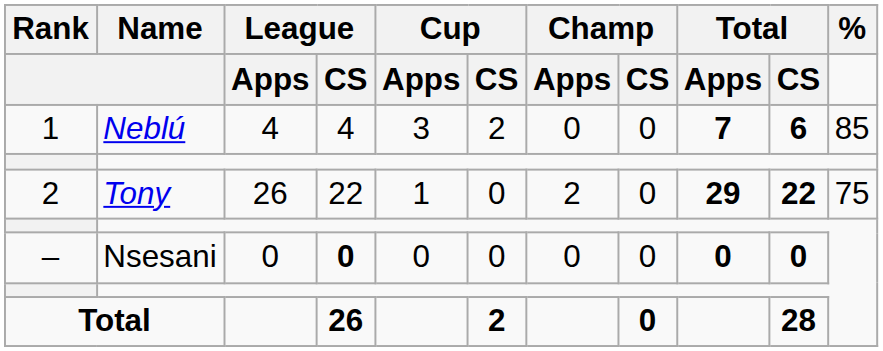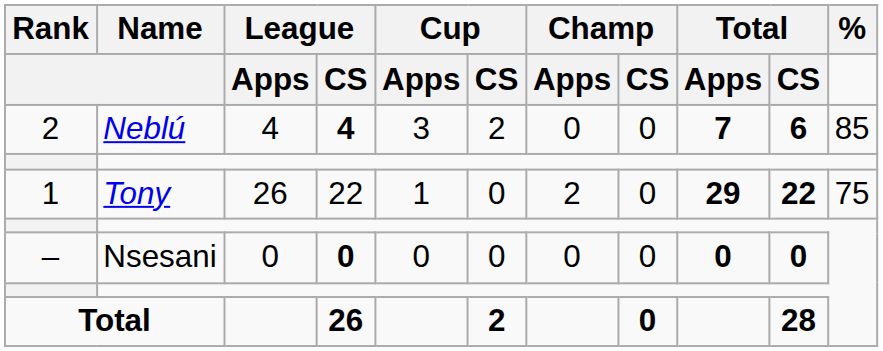(51, 128) 1 -> (51, 128) 2
(346, 128) normal -> (346, 128) bold
(51, 193) 2 -> (51, 193) 1
